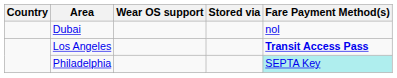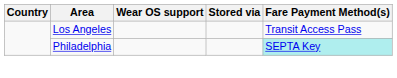- row: (67, 30)
(317, 47) bold -> (313, 30) normal
